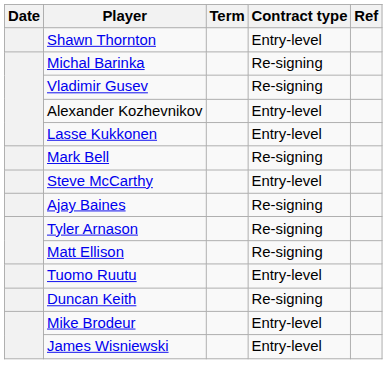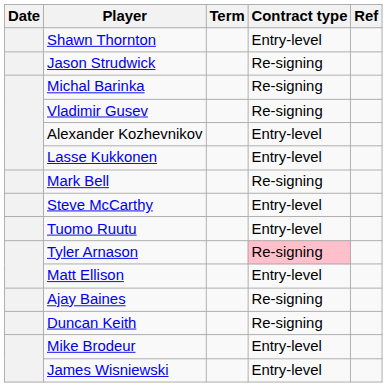+ row: (101, 63)
rows swapped: (86, 205) <-> (92, 275)
(287, 228) no background -> (287, 252) pink background
(287, 252) Re-signing -> (287, 275) Entry-level
